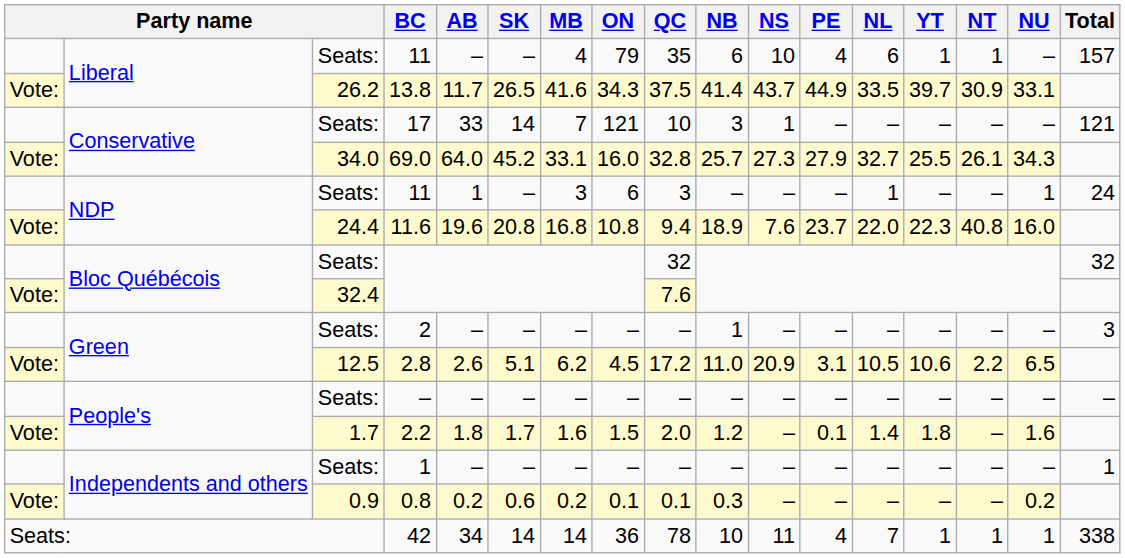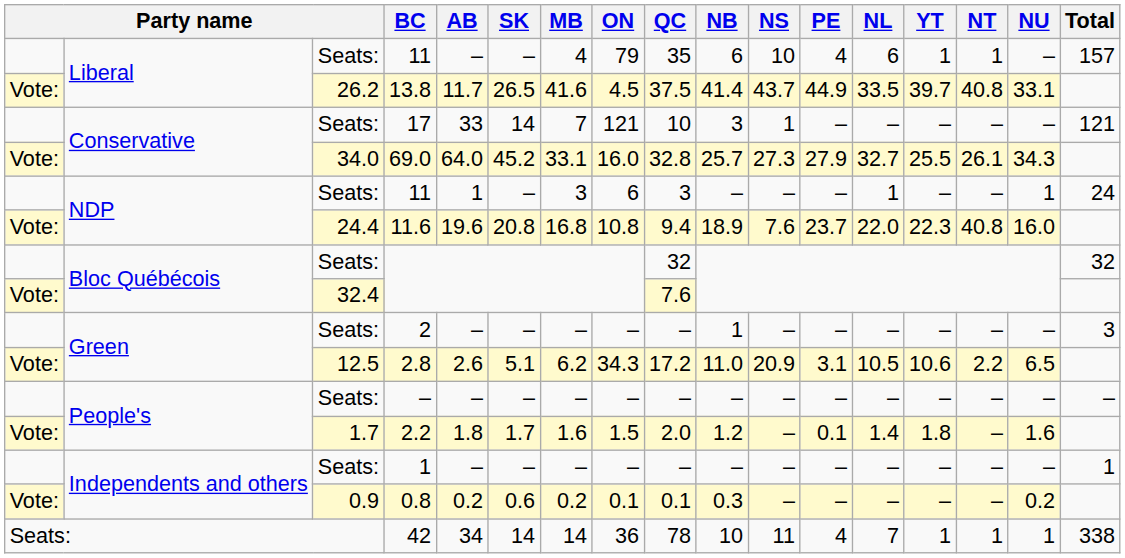(618, 90) 34.3 -> (624, 90) 4.5
(982, 90) 30.9 -> (982, 90) 40.8
(624, 364) 4.5 -> (618, 364) 34.3
